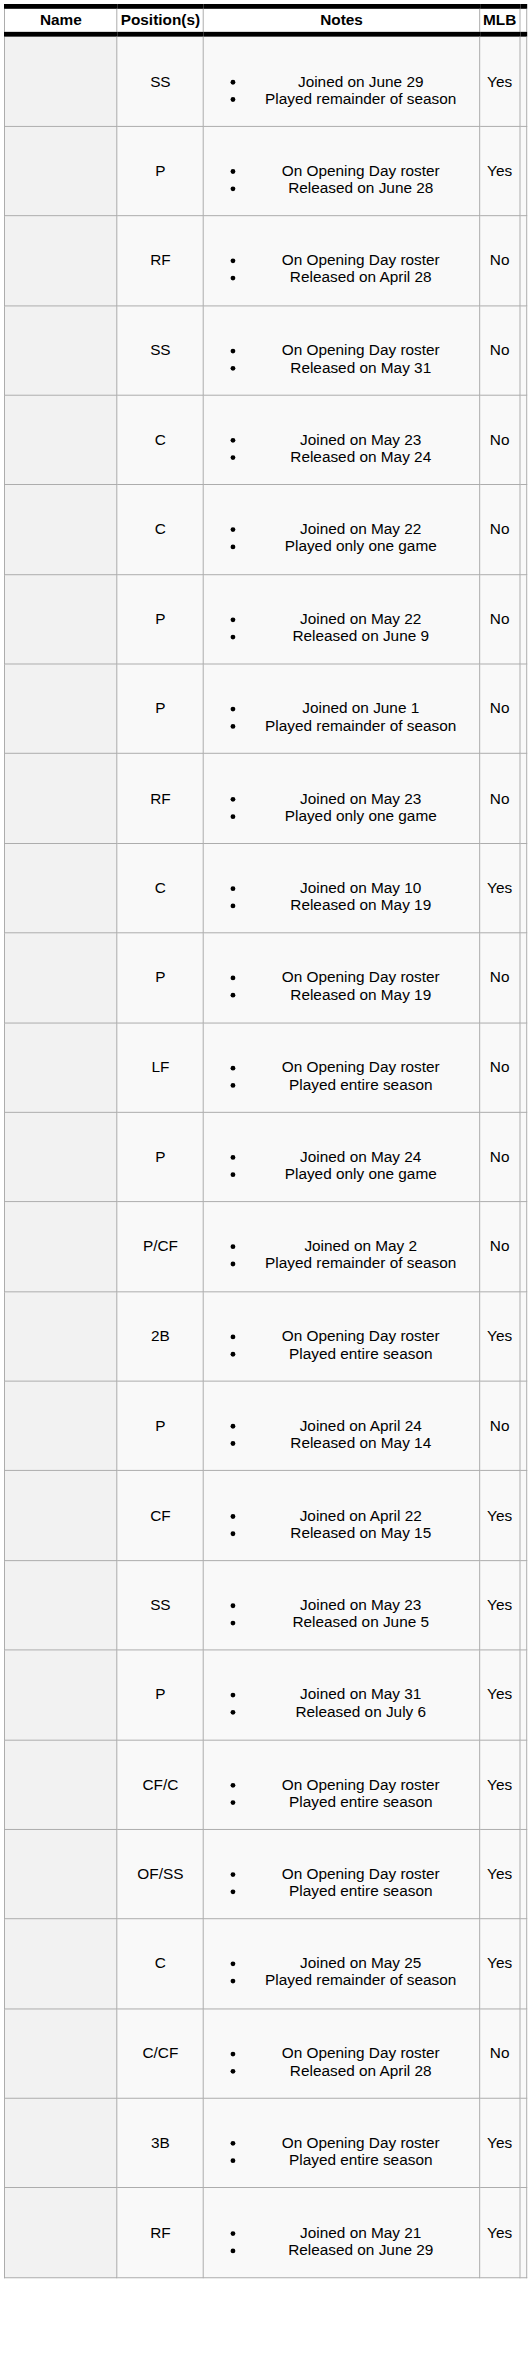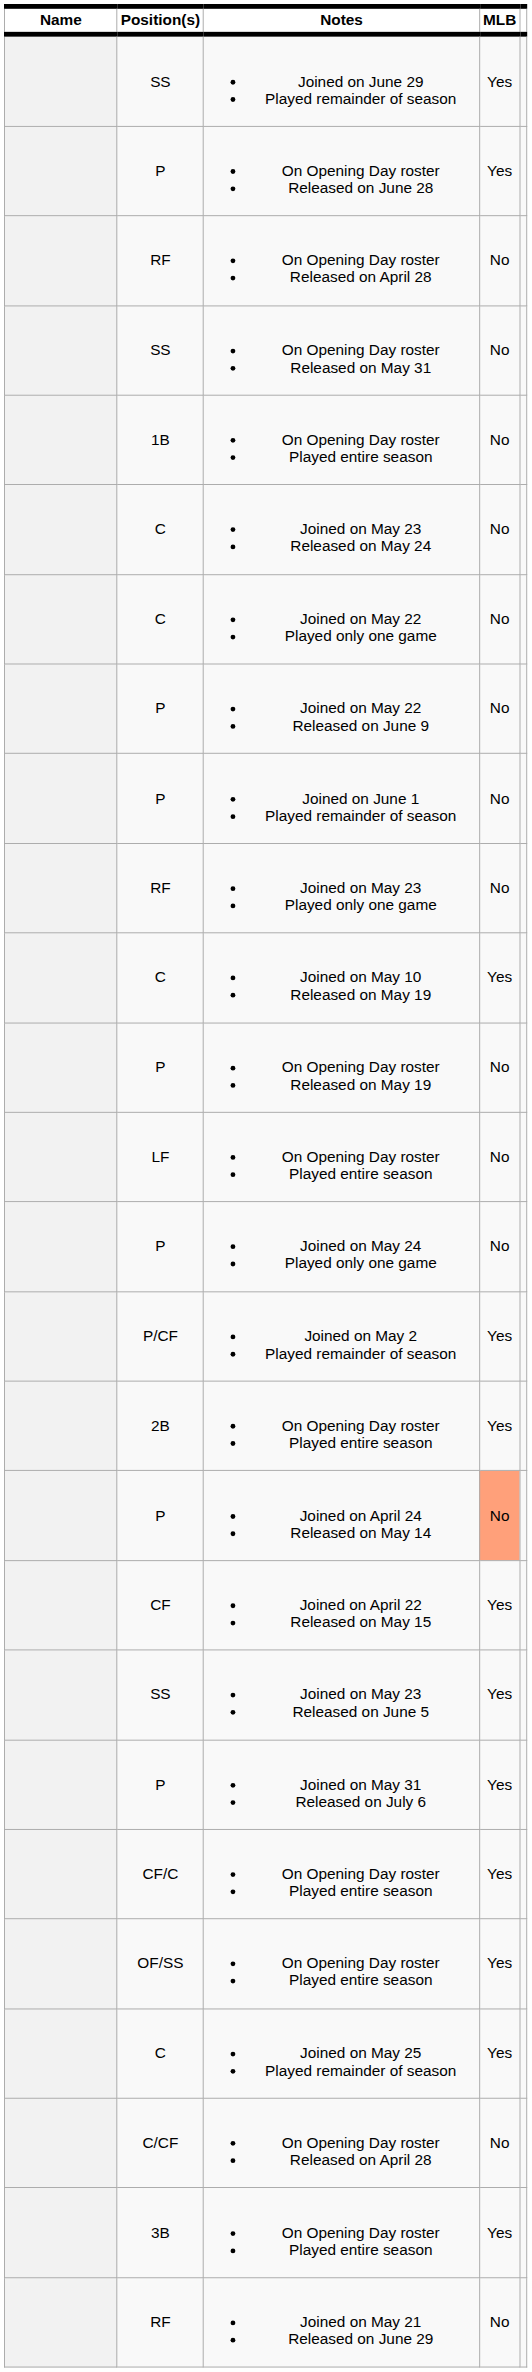+ row: (160, 439)
(500, 1246) No -> (500, 1336) Yes
(500, 1425) no background -> (500, 1515) lightsalmon background
(500, 2232) Yes -> (500, 2322) No
